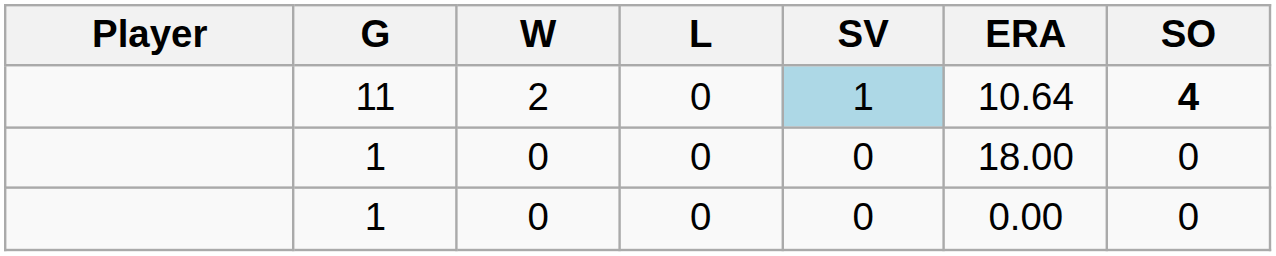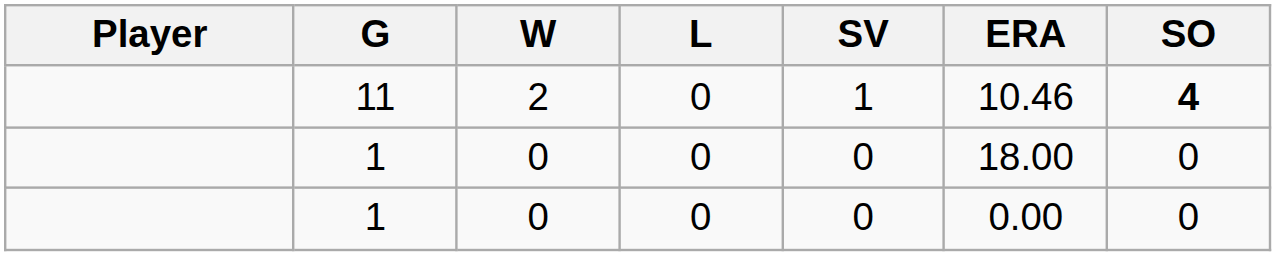(863, 95) lightblue background -> (863, 95) no background
(1026, 95) 10.64 -> (1026, 95) 10.46
